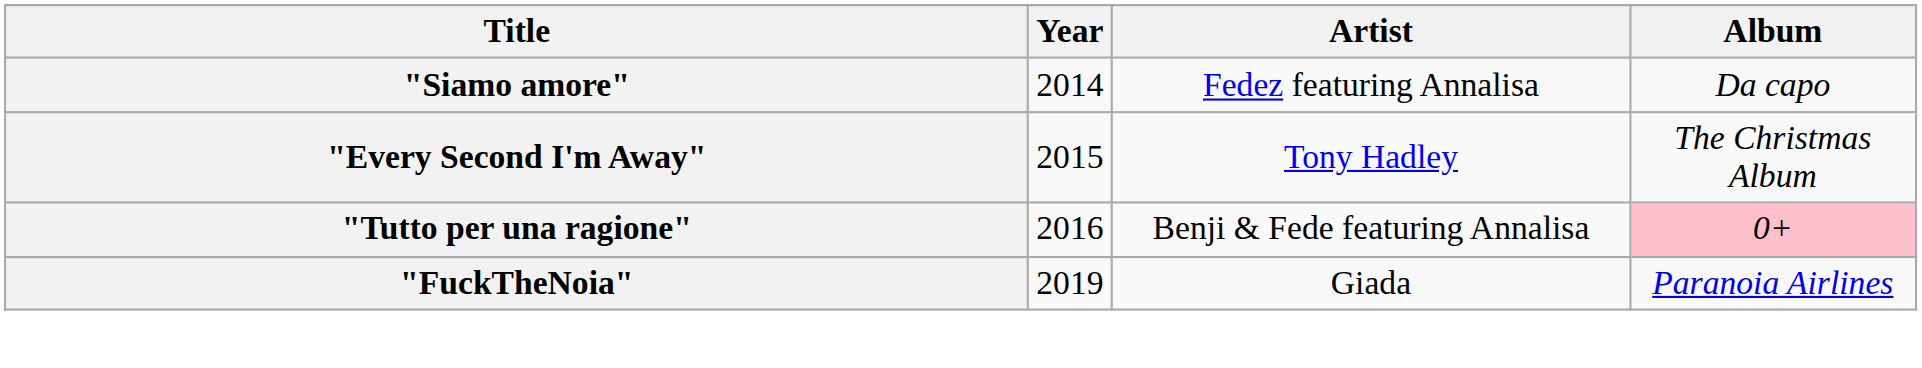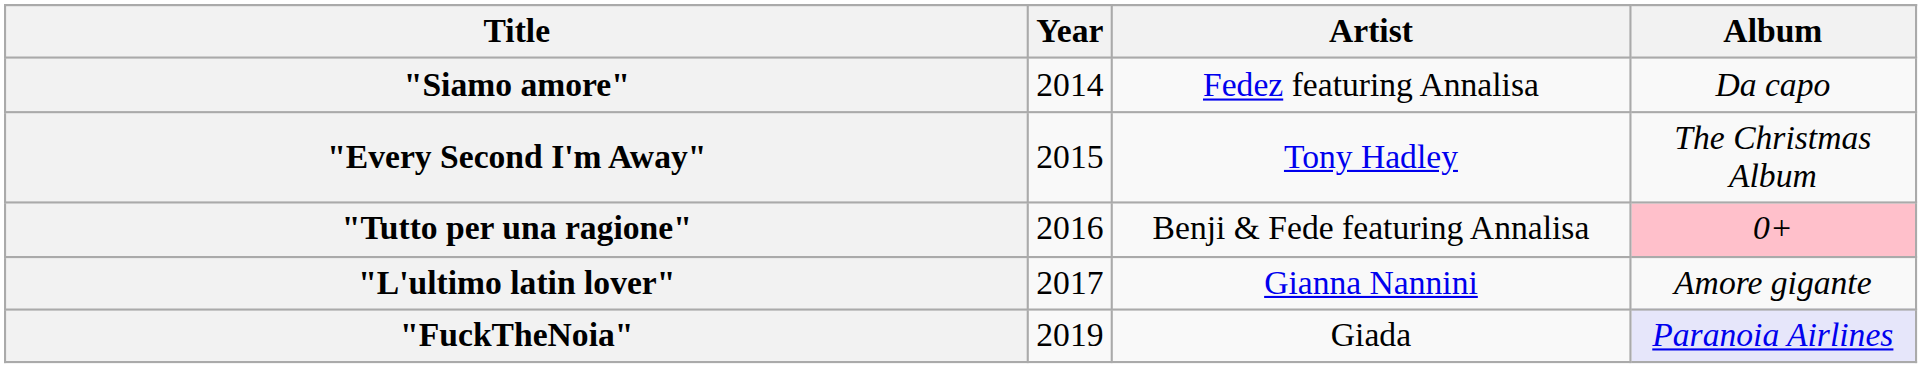+ row: (517, 282)
(1773, 282) no background -> (1773, 335) lavender background
